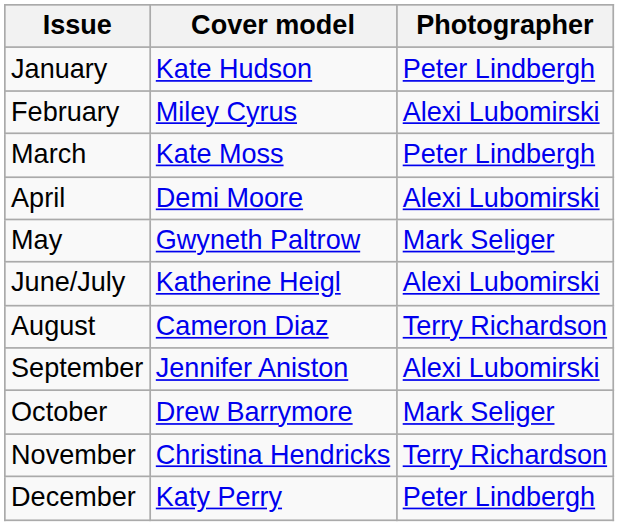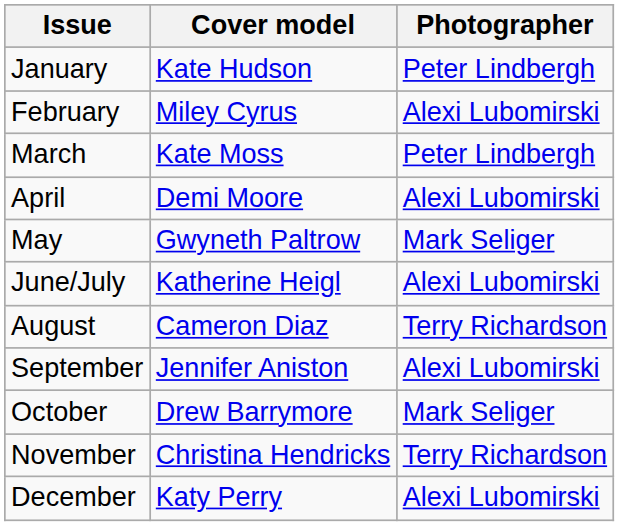(499, 497) Peter Lindbergh -> (501, 497) Alexi Lubomirski
